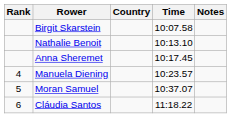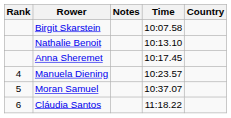columns swapped: (131, 12) <-> (211, 12)
